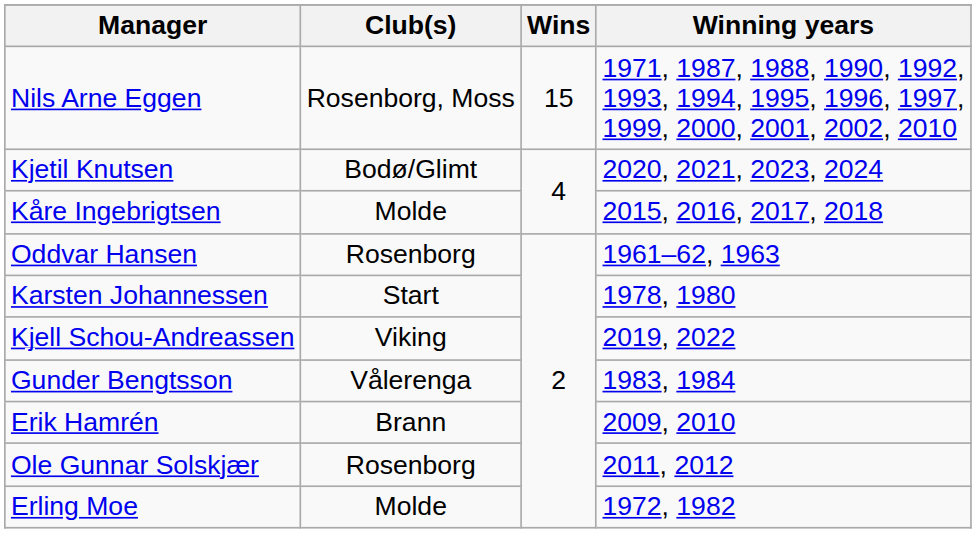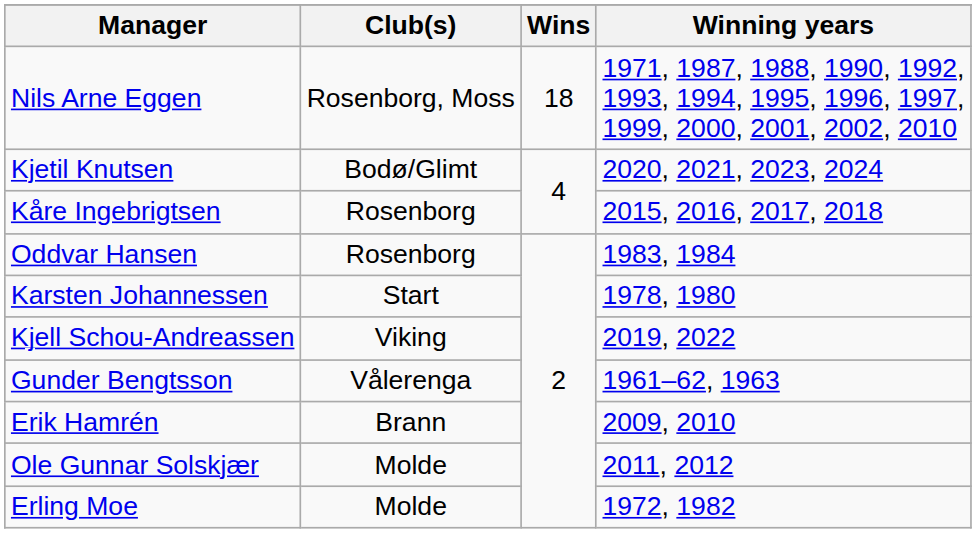(559, 97) 15 -> (559, 97) 18
(411, 211) Molde -> (411, 211) Rosenborg
(691, 253) 1961–62, 1963 -> (669, 253) 1983, 1984
(669, 380) 1983, 1984 -> (691, 380) 1961–62, 1963
(411, 464) Rosenborg -> (411, 464) Molde
